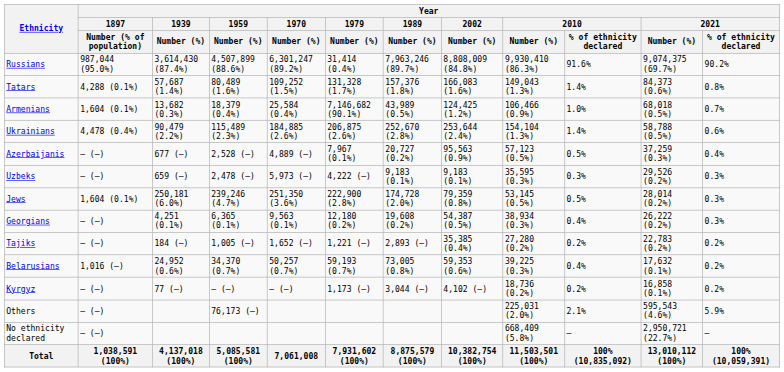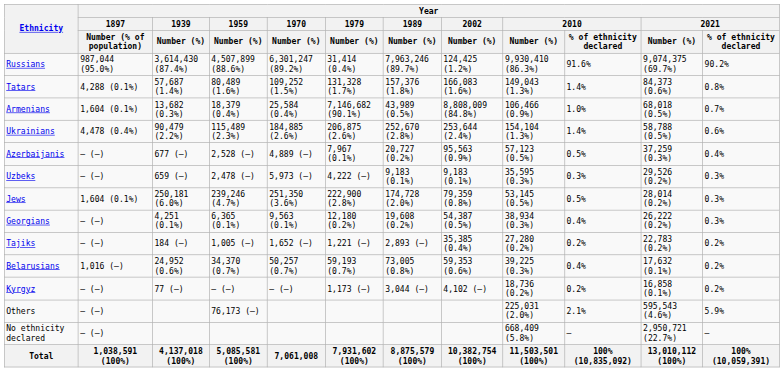(465, 64) 8,808,009 (84.8%) -> (460, 64) 124,425 (1.2%)
(460, 109) 124,425 (1.2%) -> (465, 109) 8,808,009 (84.8%)
